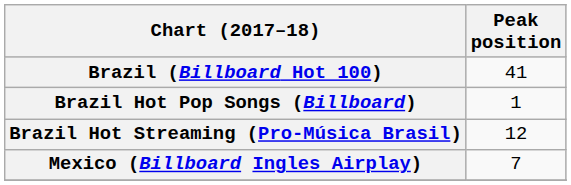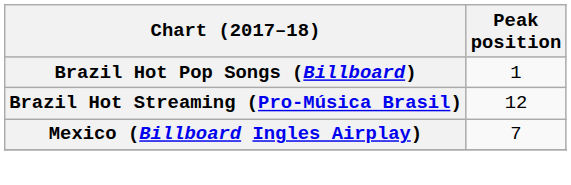- row: (235, 73)
